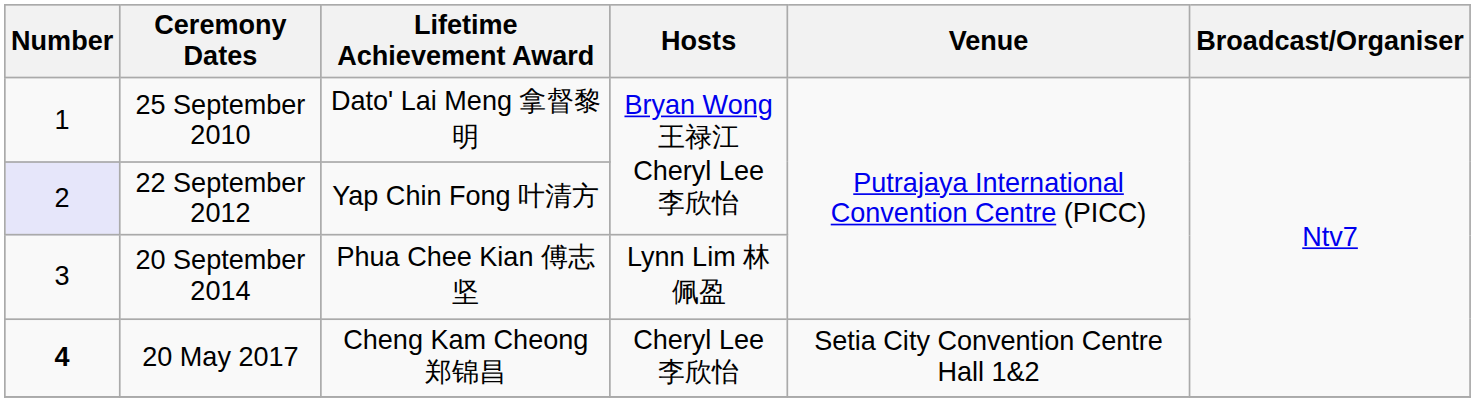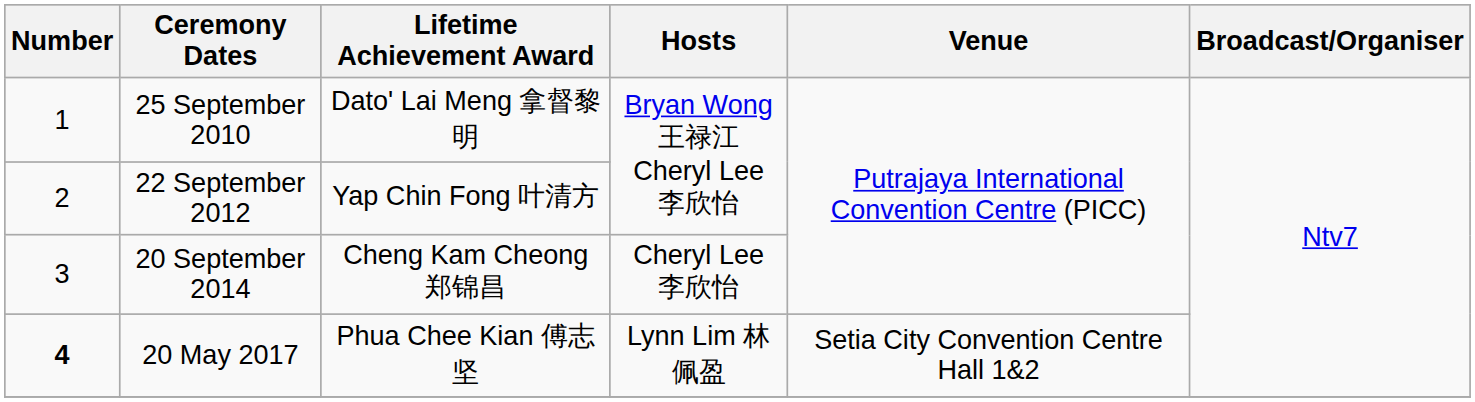(62, 197) lavender background -> (62, 197) no background
(466, 275) Phua Chee Kian 傅志坚 -> (466, 272) Cheng Kam Cheong 郑锦昌
(699, 275) Lynn Lim 林佩盈 -> (699, 272) Cheryl Lee 李欣怡
(466, 355) Cheng Kam Cheong 郑锦昌 -> (466, 353) Phua Chee Kian 傅志坚
(699, 355) Cheryl Lee 李欣怡 -> (699, 353) Lynn Lim 林佩盈
